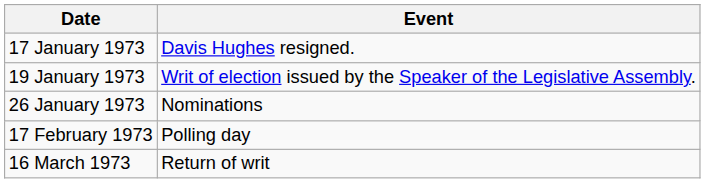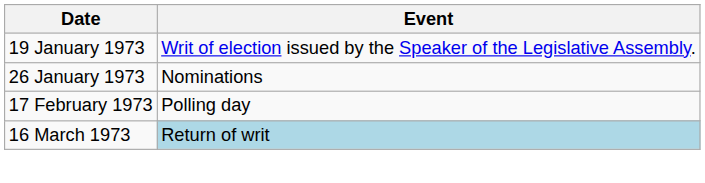- row: (77, 47)
(215, 163) no background -> (215, 134) lightblue background
